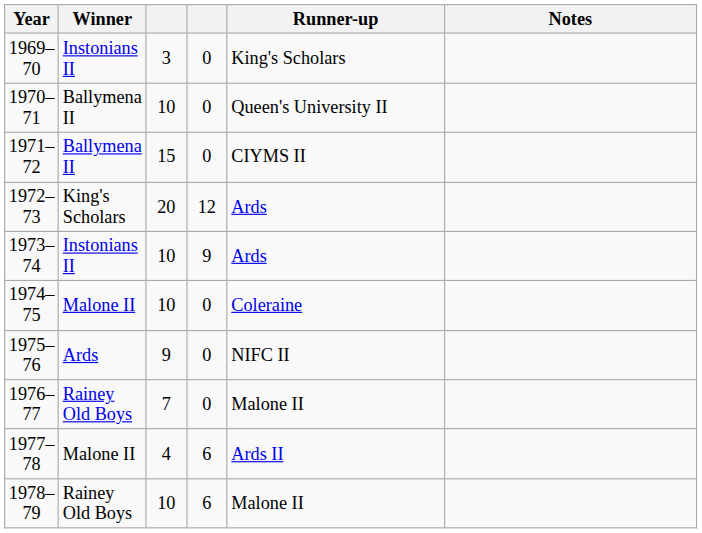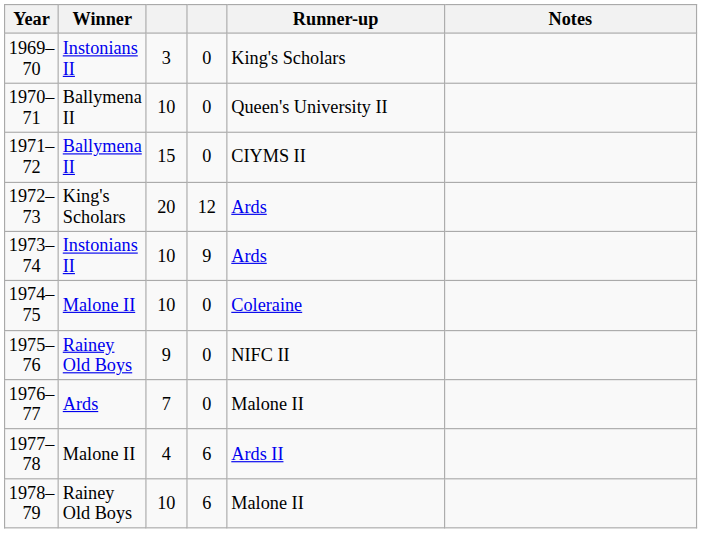(81, 354) Ards -> (97, 354) Rainey Old Boys
(97, 404) Rainey Old Boys -> (81, 404) Ards
